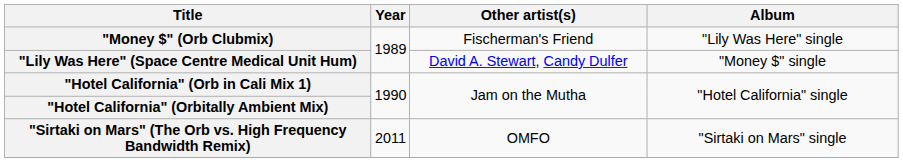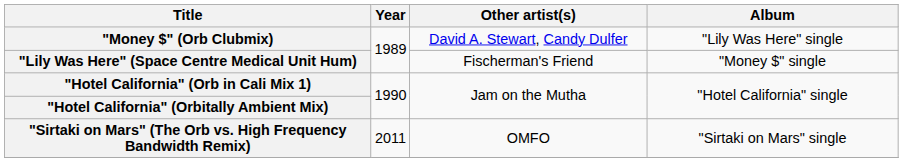(528, 38) Fischerman's Friend -> (528, 38) David A. Stewart, Candy Dulfer
(528, 61) David A. Stewart, Candy Dulfer -> (528, 61) Fischerman's Friend
